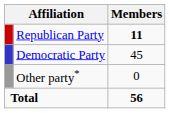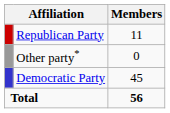(137, 34) bold -> (137, 34) normal
rows swapped: (61, 54) <-> (48, 76)
